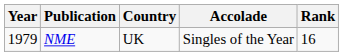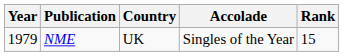(308, 39) 16 -> (308, 39) 15
